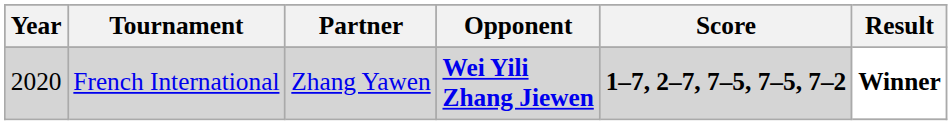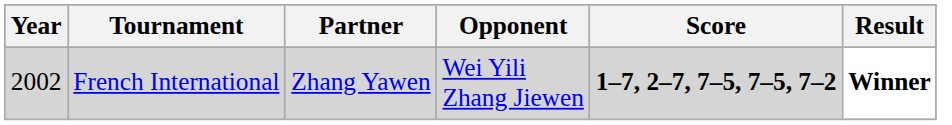(36, 82) 2020 -> (36, 82) 2002
(518, 82) bold -> (513, 82) normal
